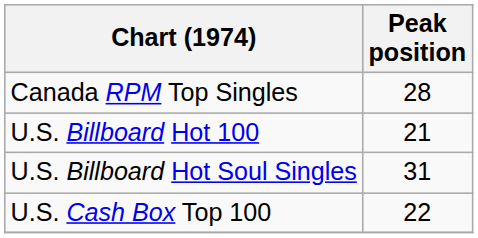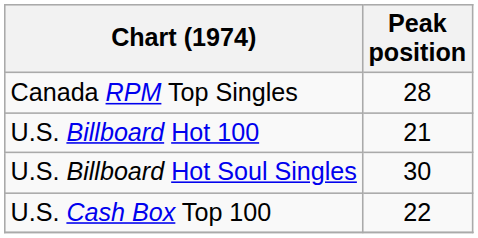(417, 172) 31 -> (417, 172) 30
